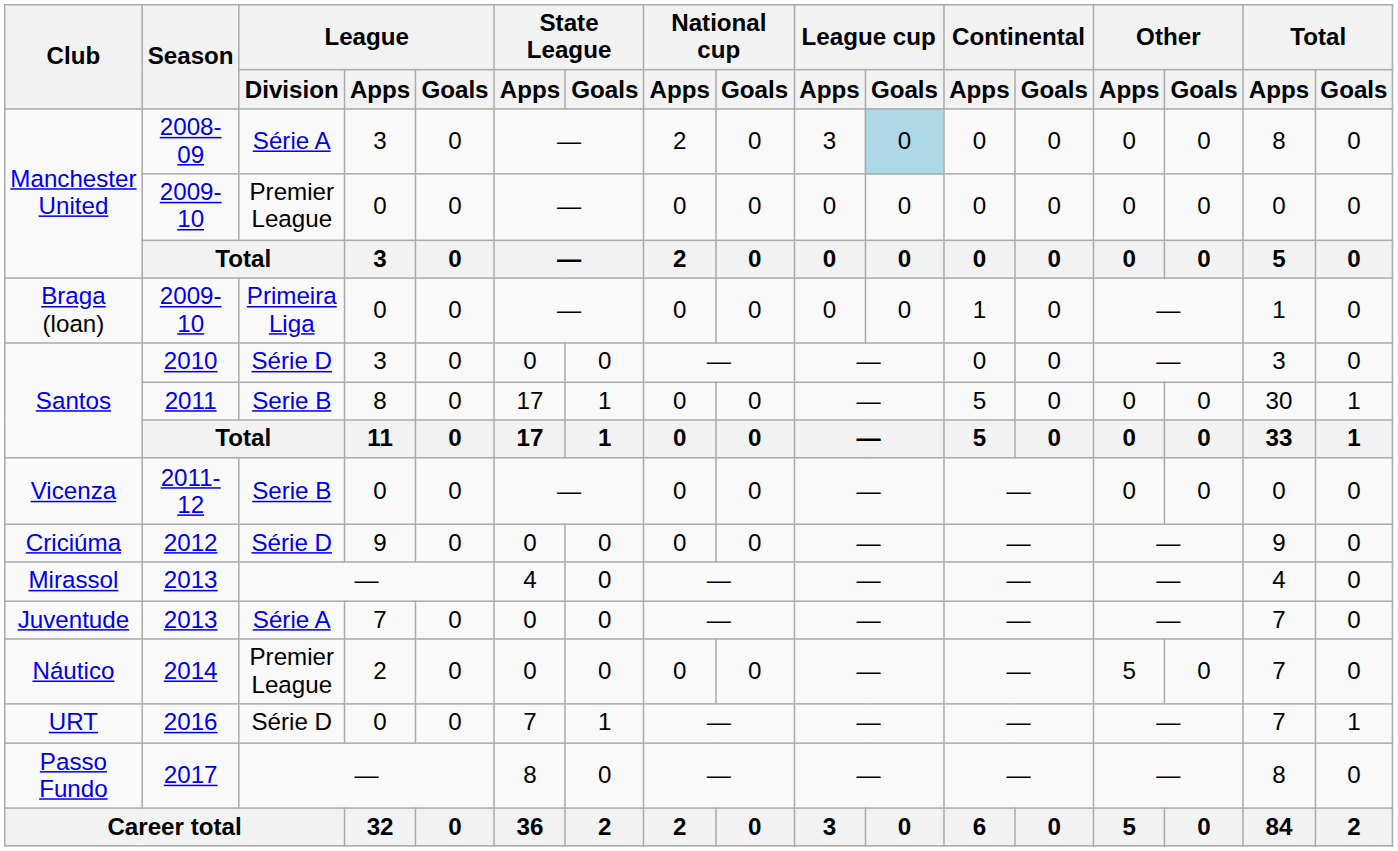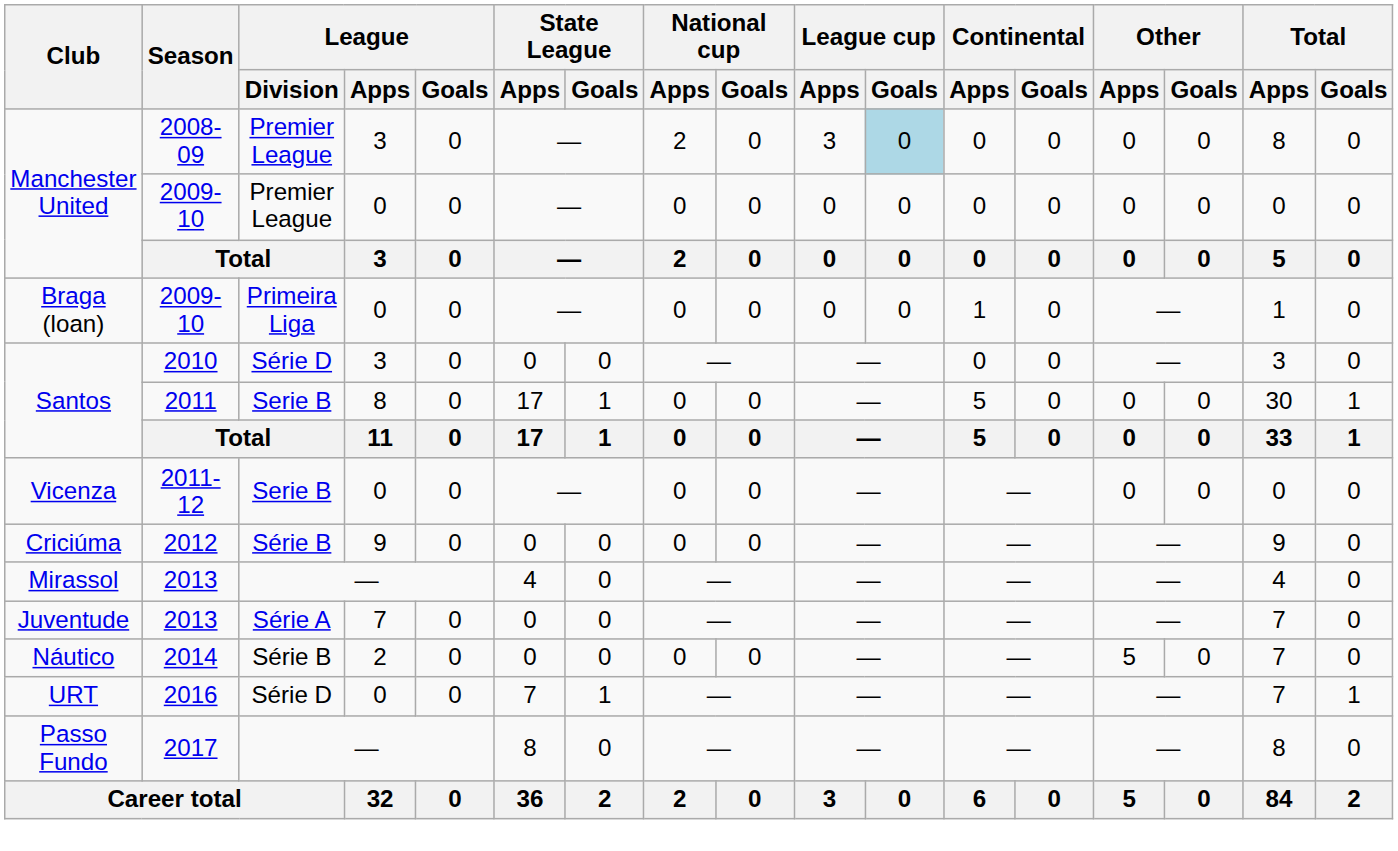(292, 141) Série A -> (292, 141) Premier League
(292, 542) Série D -> (292, 542) Série B
(292, 671) Premier League -> (292, 657) Série B
